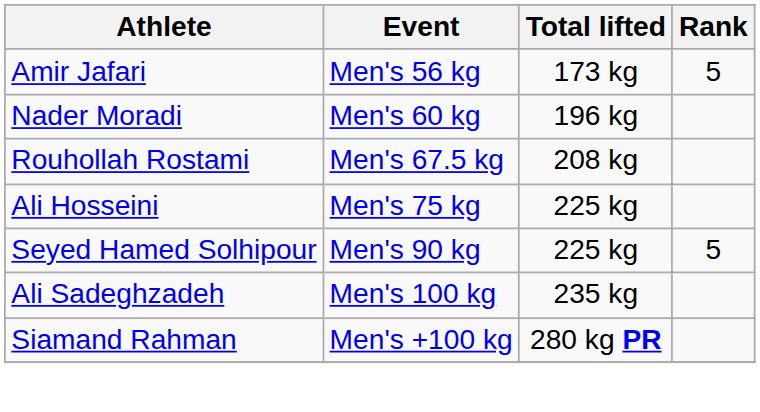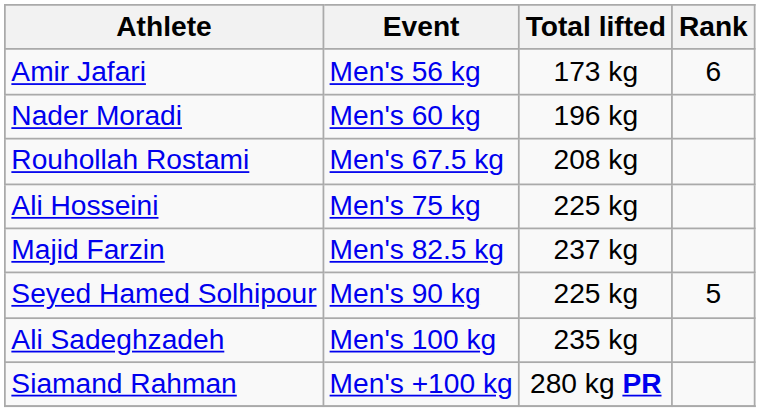(713, 71) 5 -> (713, 71) 6
+ row: (88, 250)
